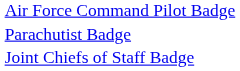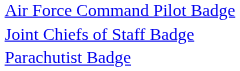rows swapped: (68, 34) <-> (99, 57)
